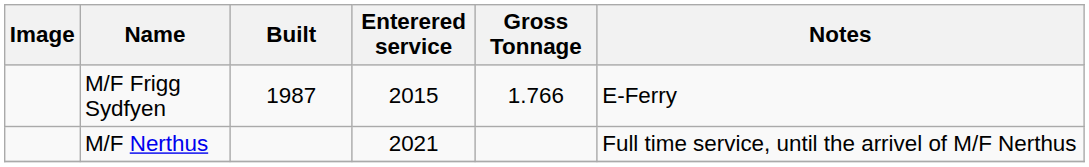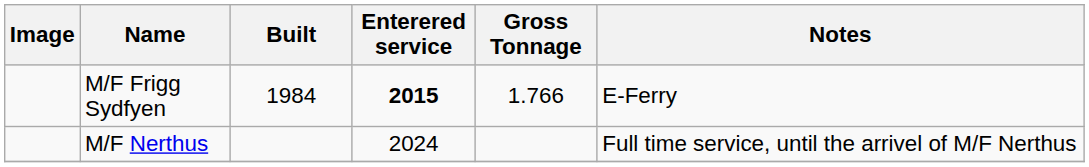(291, 95) 1987 -> (291, 95) 1984
(414, 95) normal -> (414, 95) bold
(414, 143) 2021 -> (414, 143) 2024
